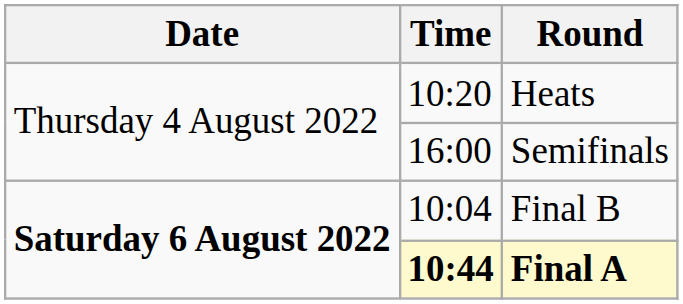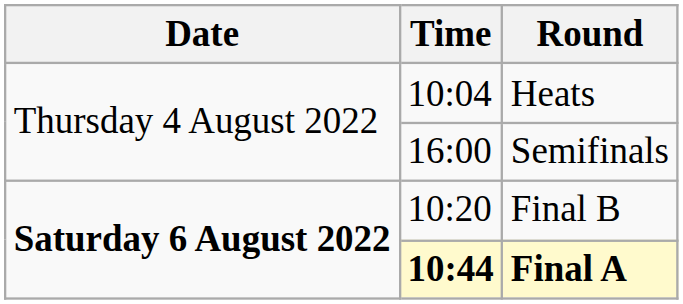(450, 92) 10:20 -> (450, 92) 10:04
(450, 209) 10:04 -> (450, 209) 10:20
